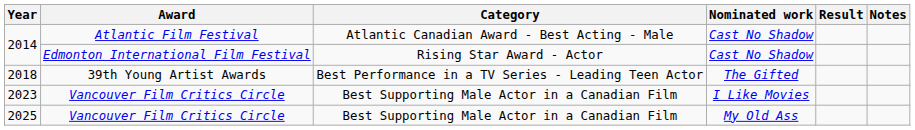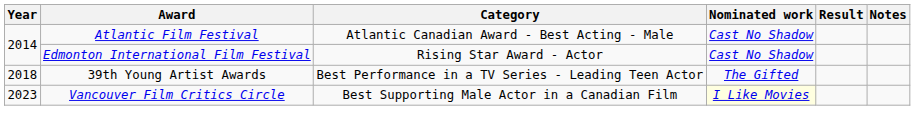(761, 95) no background -> (761, 95) lightyellow background
- row: (22, 115)
